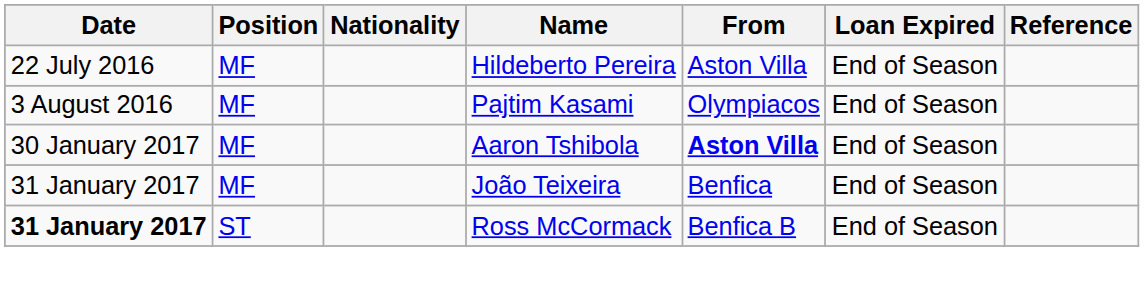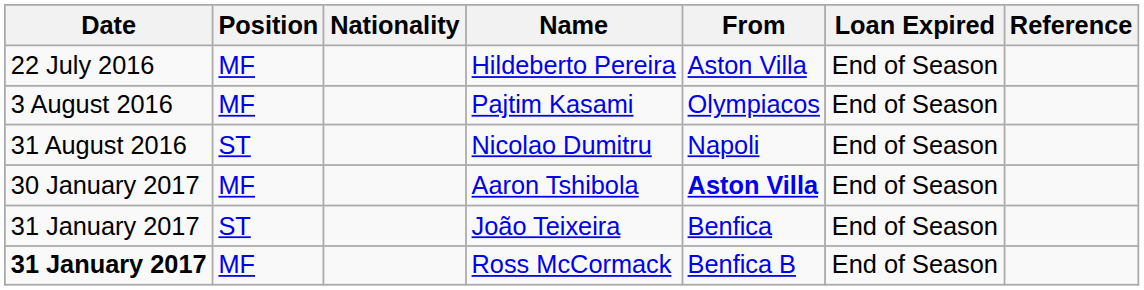+ row: (562, 145)
(237, 185) MF -> (235, 225) ST
(235, 225) ST -> (237, 266) MF
